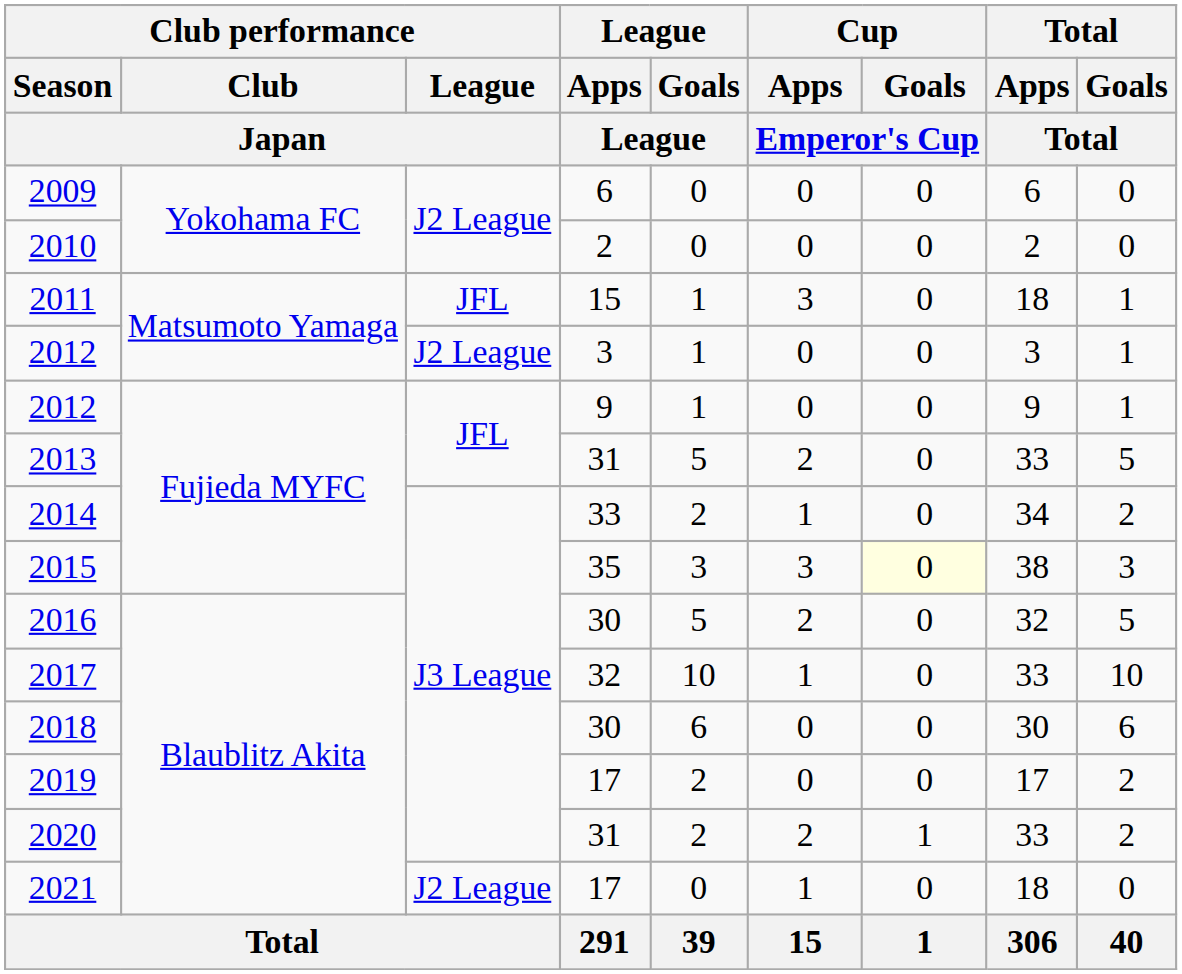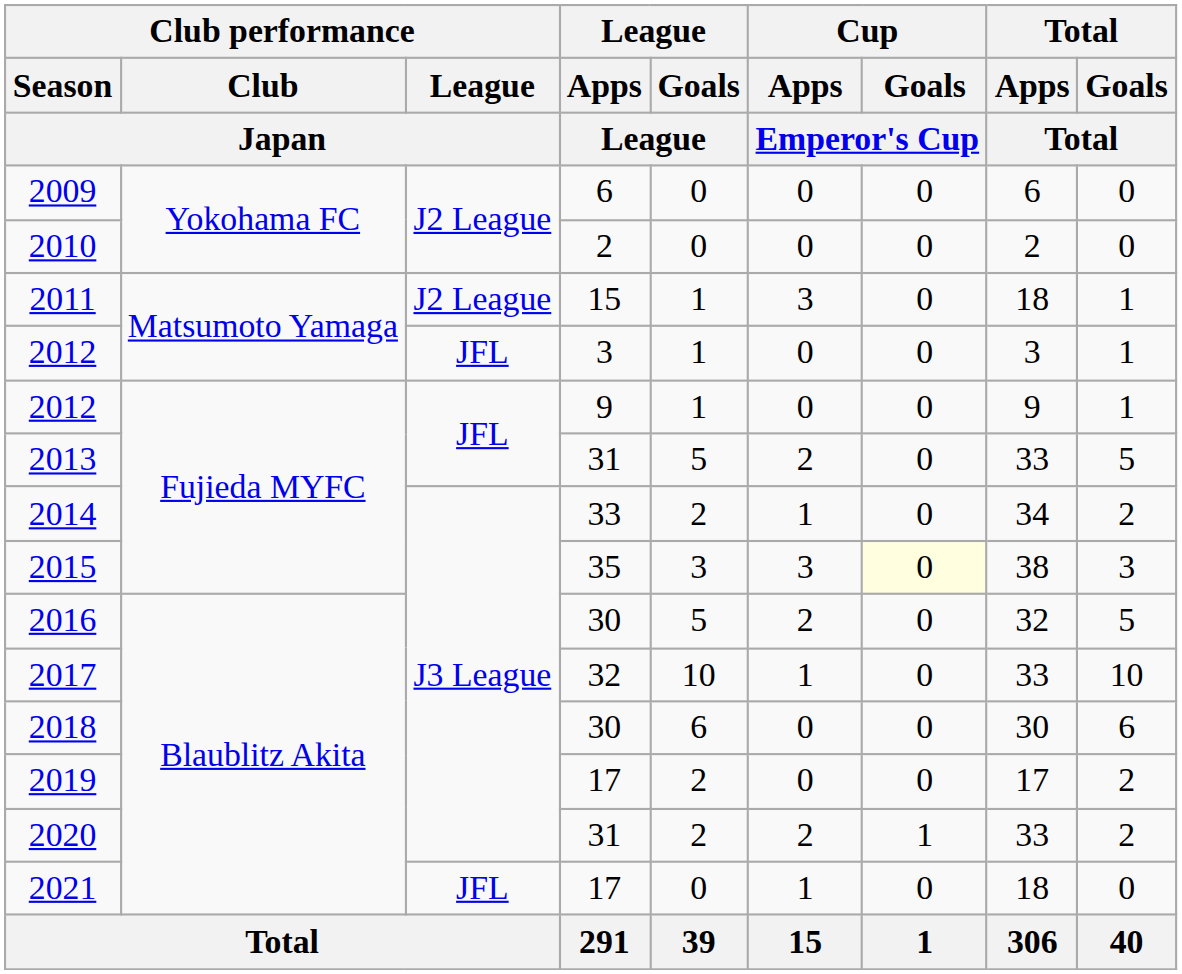(482, 298) JFL -> (482, 298) J2 League
(482, 352) J2 League -> (482, 352) JFL
(482, 887) J2 League -> (482, 887) JFL
